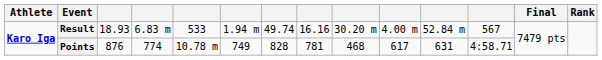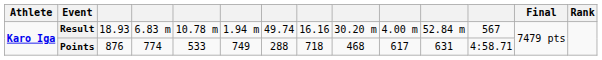(197, 29) 533 -> (197, 29) 10.78 m
(197, 46) 10.78 m -> (197, 46) 533
(279, 46) 828 -> (279, 46) 288
(314, 46) 781 -> (314, 46) 718
